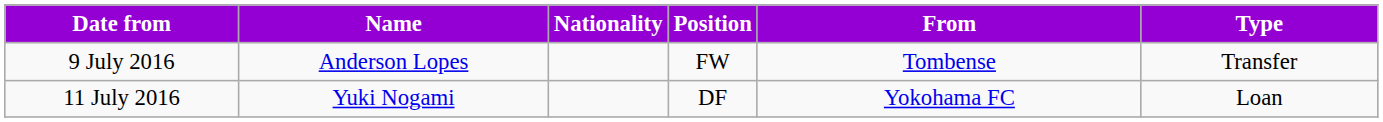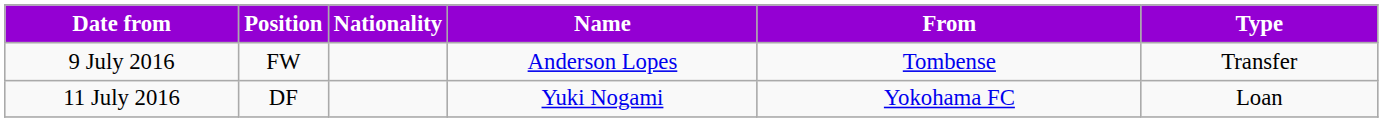columns swapped: (713, 23) <-> (394, 23)
